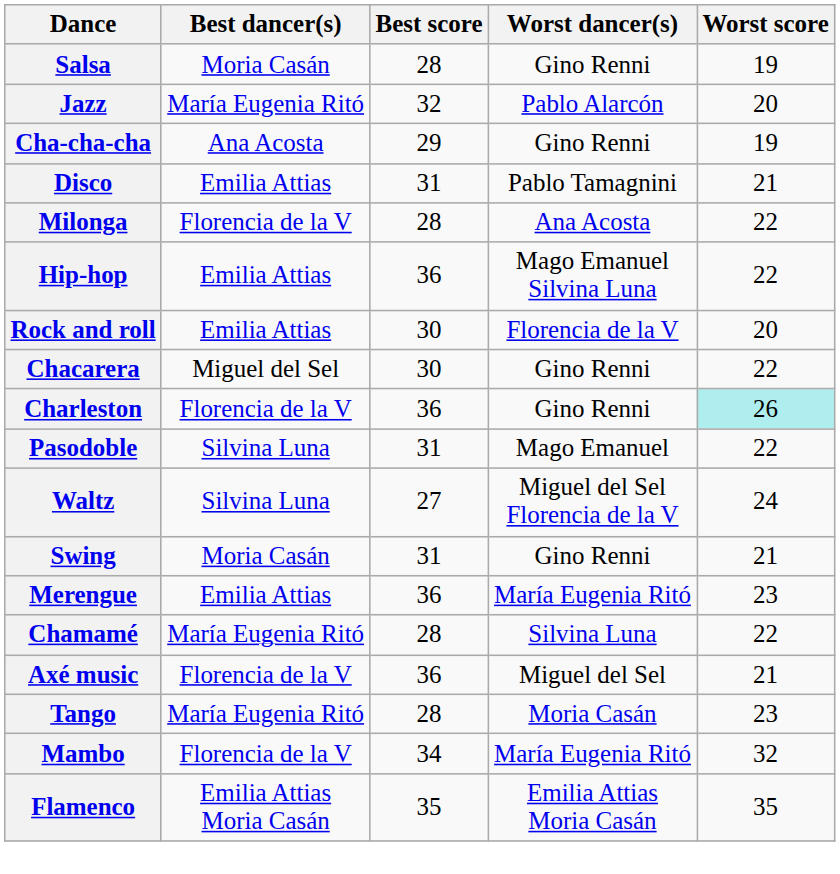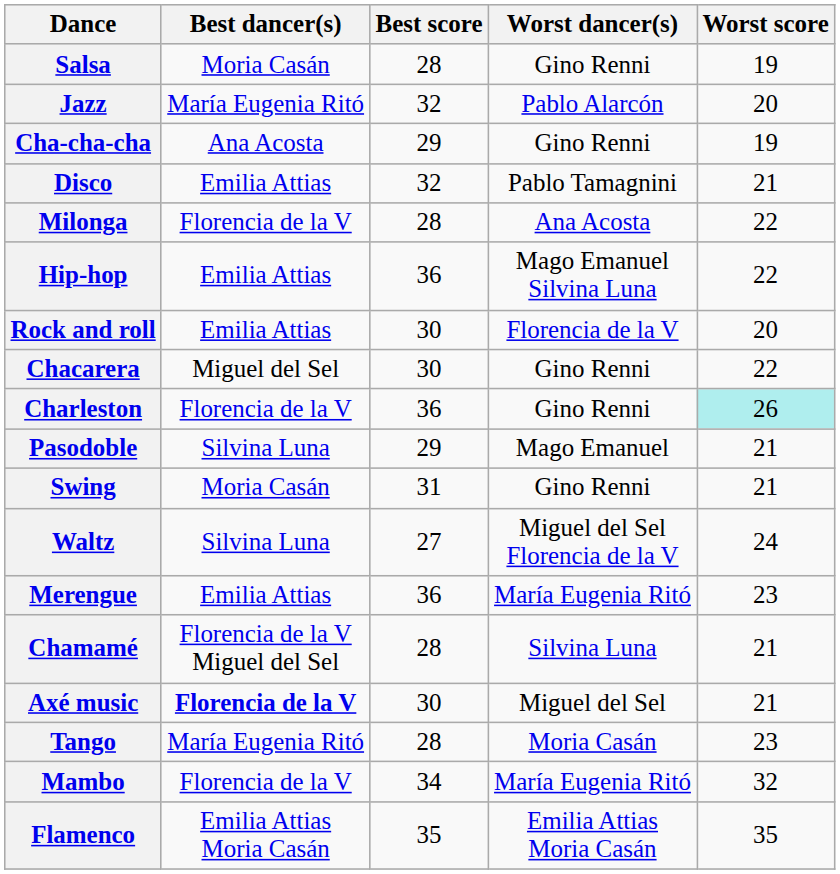(429, 182) 31 -> (429, 182) 32
(429, 448) 31 -> (429, 448) 29
(766, 448) 22 -> (766, 448) 21
rows swapped: (83, 501) <-> (83, 555)
(266, 634) María Eugenia Ritó -> (266, 648) Florencia de la V Miguel del Sel
(766, 634) 22 -> (766, 648) 21
(266, 674) normal -> (266, 702) bold
(429, 674) 36 -> (429, 702) 30
